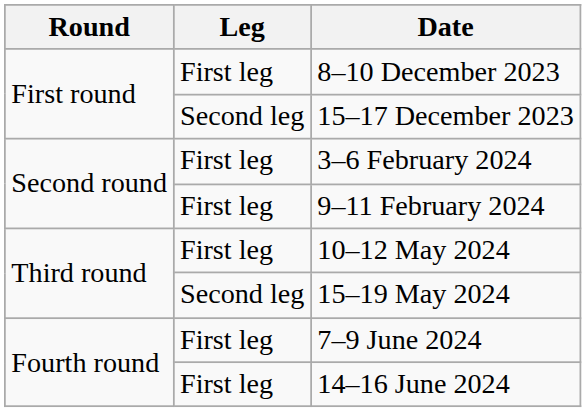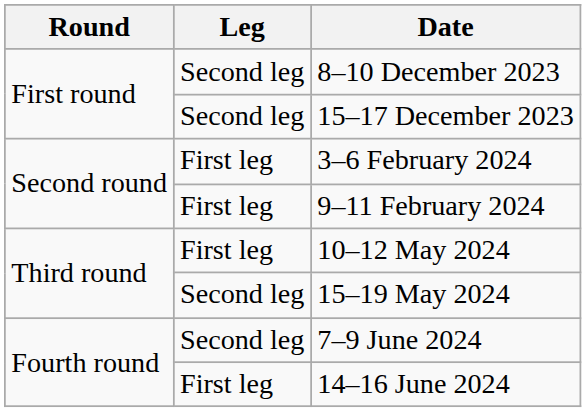(227, 71) First leg -> (242, 71) Second leg
(227, 339) First leg -> (242, 339) Second leg
